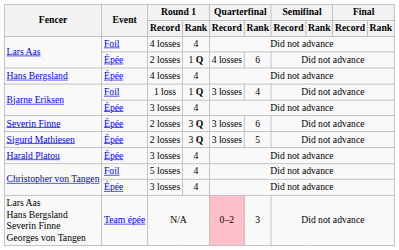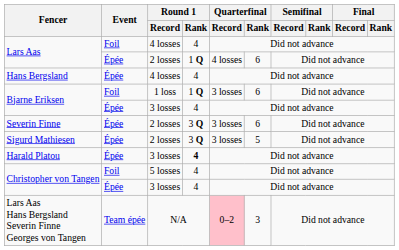(258, 92) 4 -> (258, 92) 6
(196, 156) normal -> (196, 156) bold
